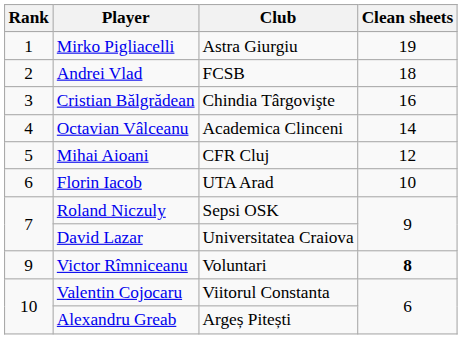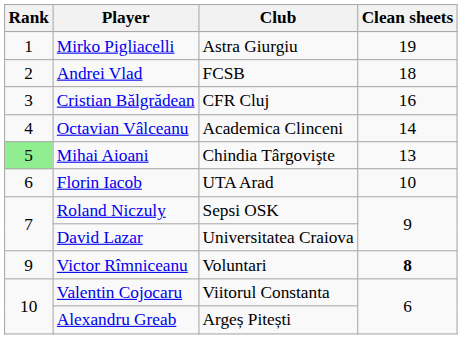(269, 100) Chindia Târgovişte -> (236, 100) CFR Cluj
(29, 155) no background -> (29, 155) lightgreen background
(236, 155) CFR Cluj -> (269, 155) Chindia Târgovişte
(407, 155) 12 -> (407, 155) 13
